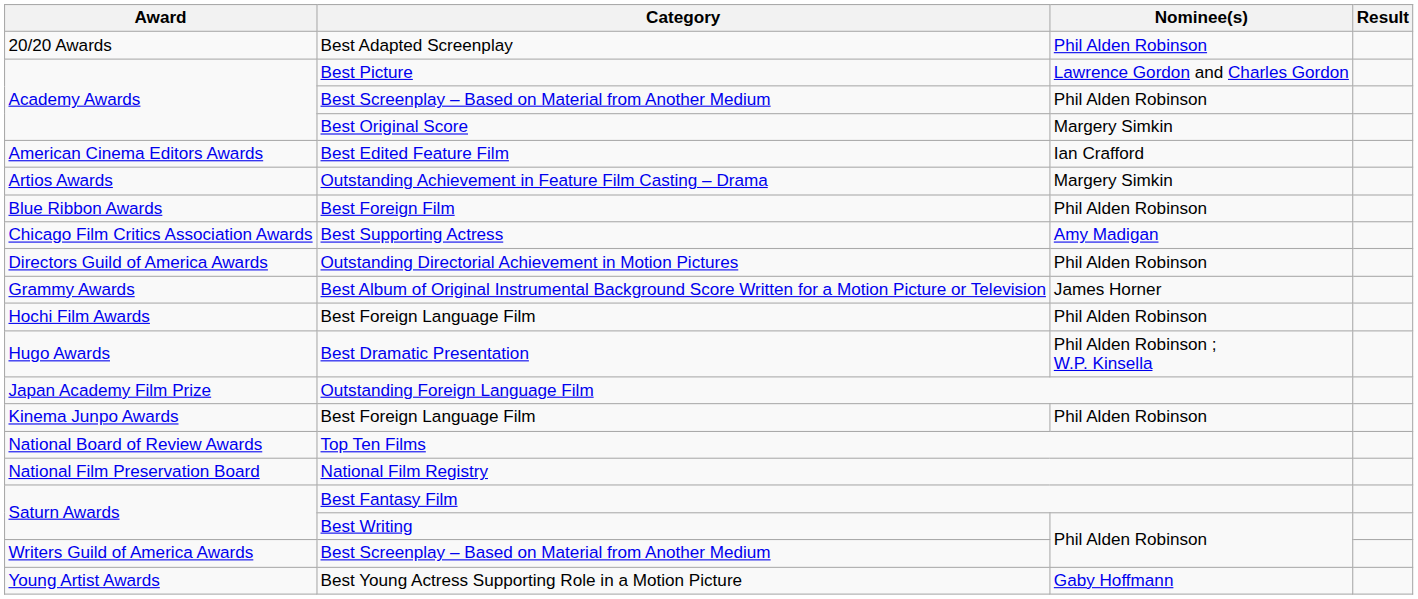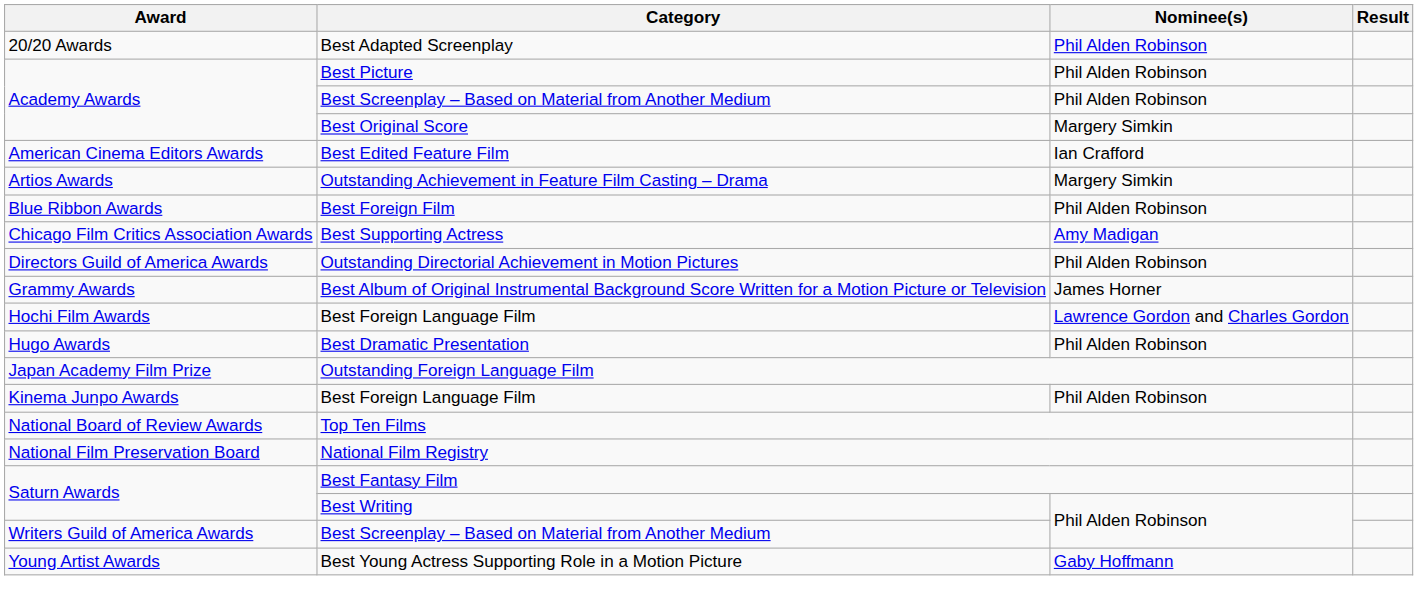(1201, 72) Lawrence Gordon and Charles Gordon -> (1130, 72) Phil Alden Robinson
(1130, 316) Phil Alden Robinson -> (1201, 316) Lawrence Gordon and Charles Gordon
(1135, 353) Phil Alden Robinson ; W.P. Kinsella -> (1130, 343) Phil Alden Robinson
